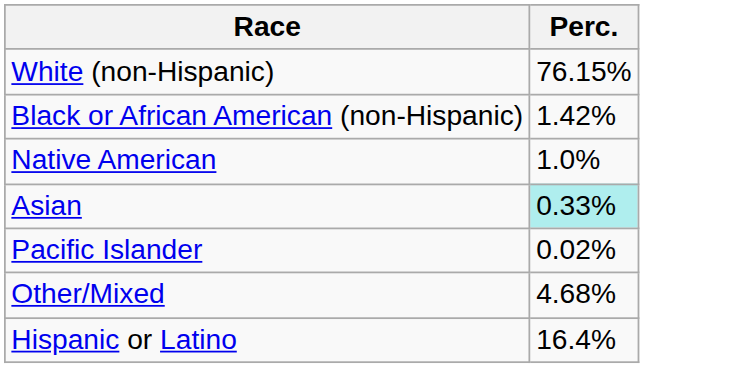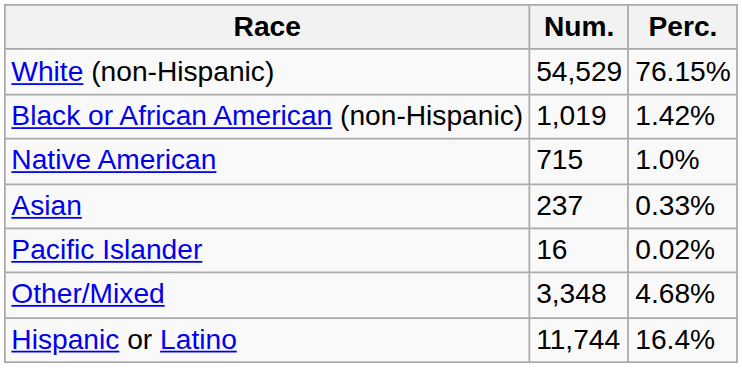+ column: (579, 26)
(576, 205) paleturquoise background -> (675, 205) no background
